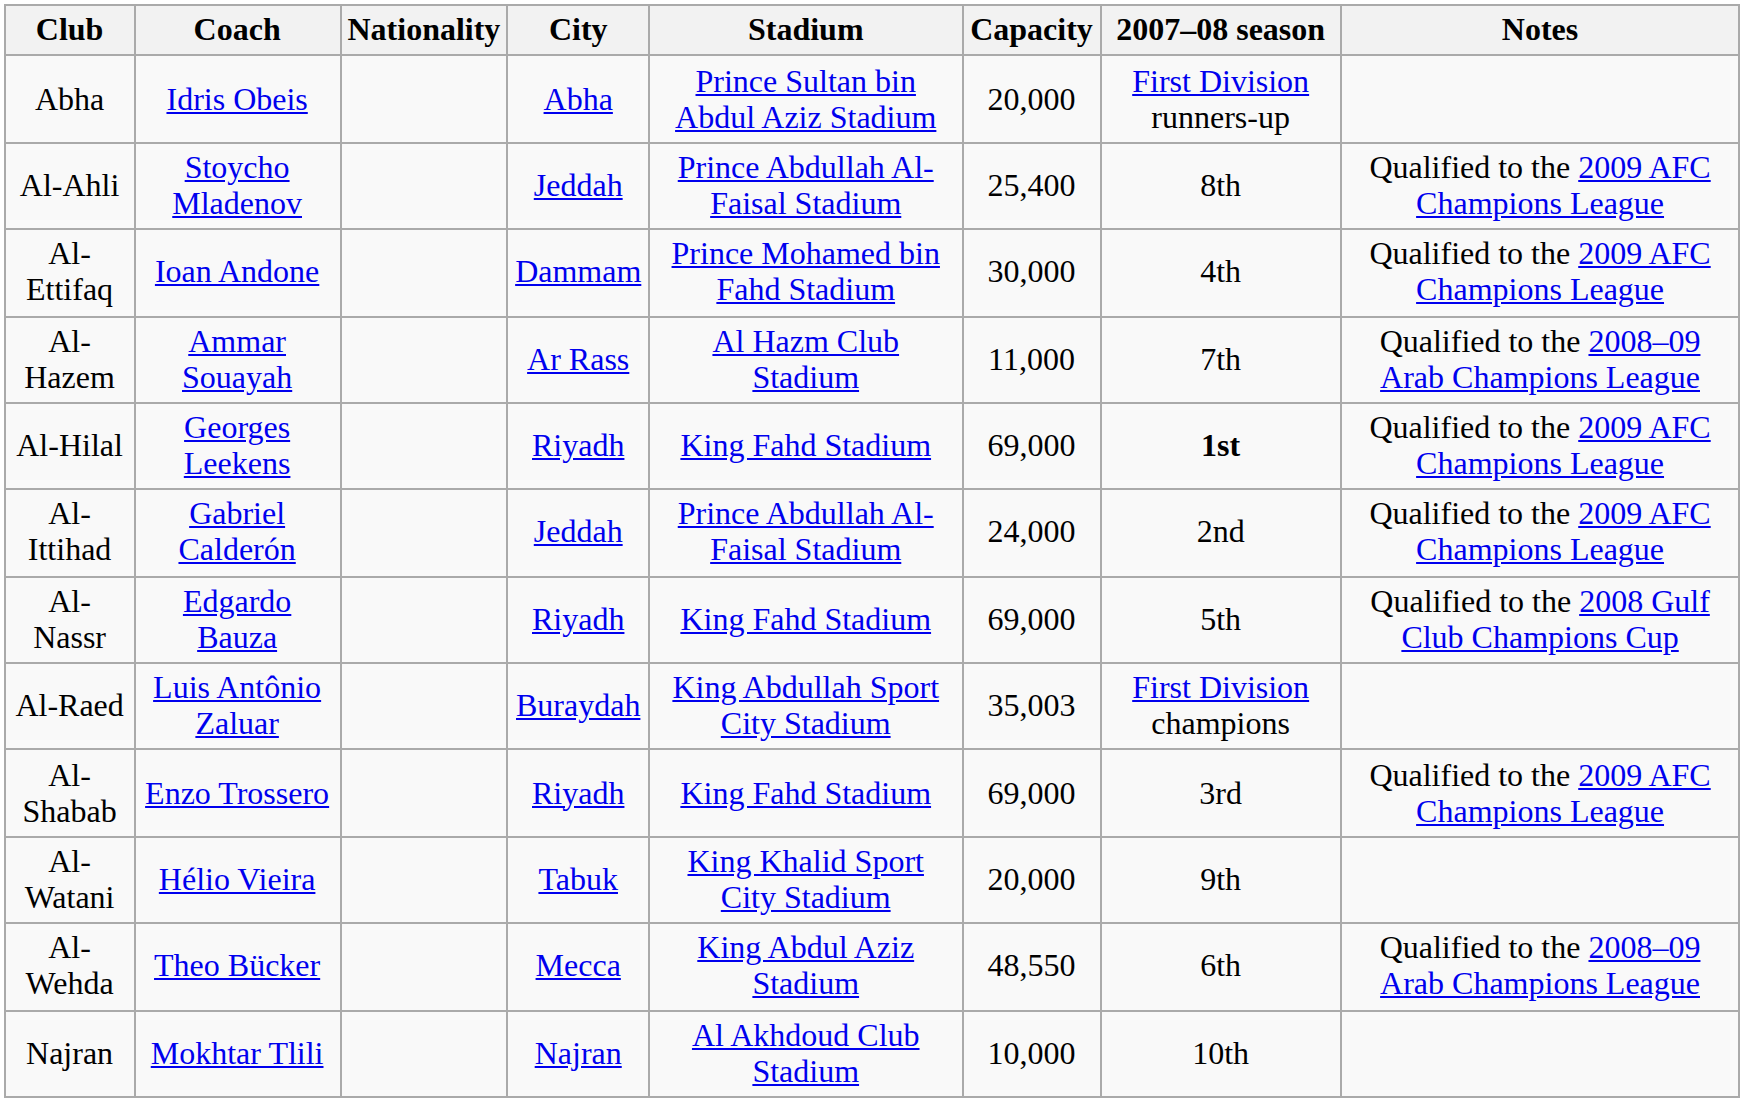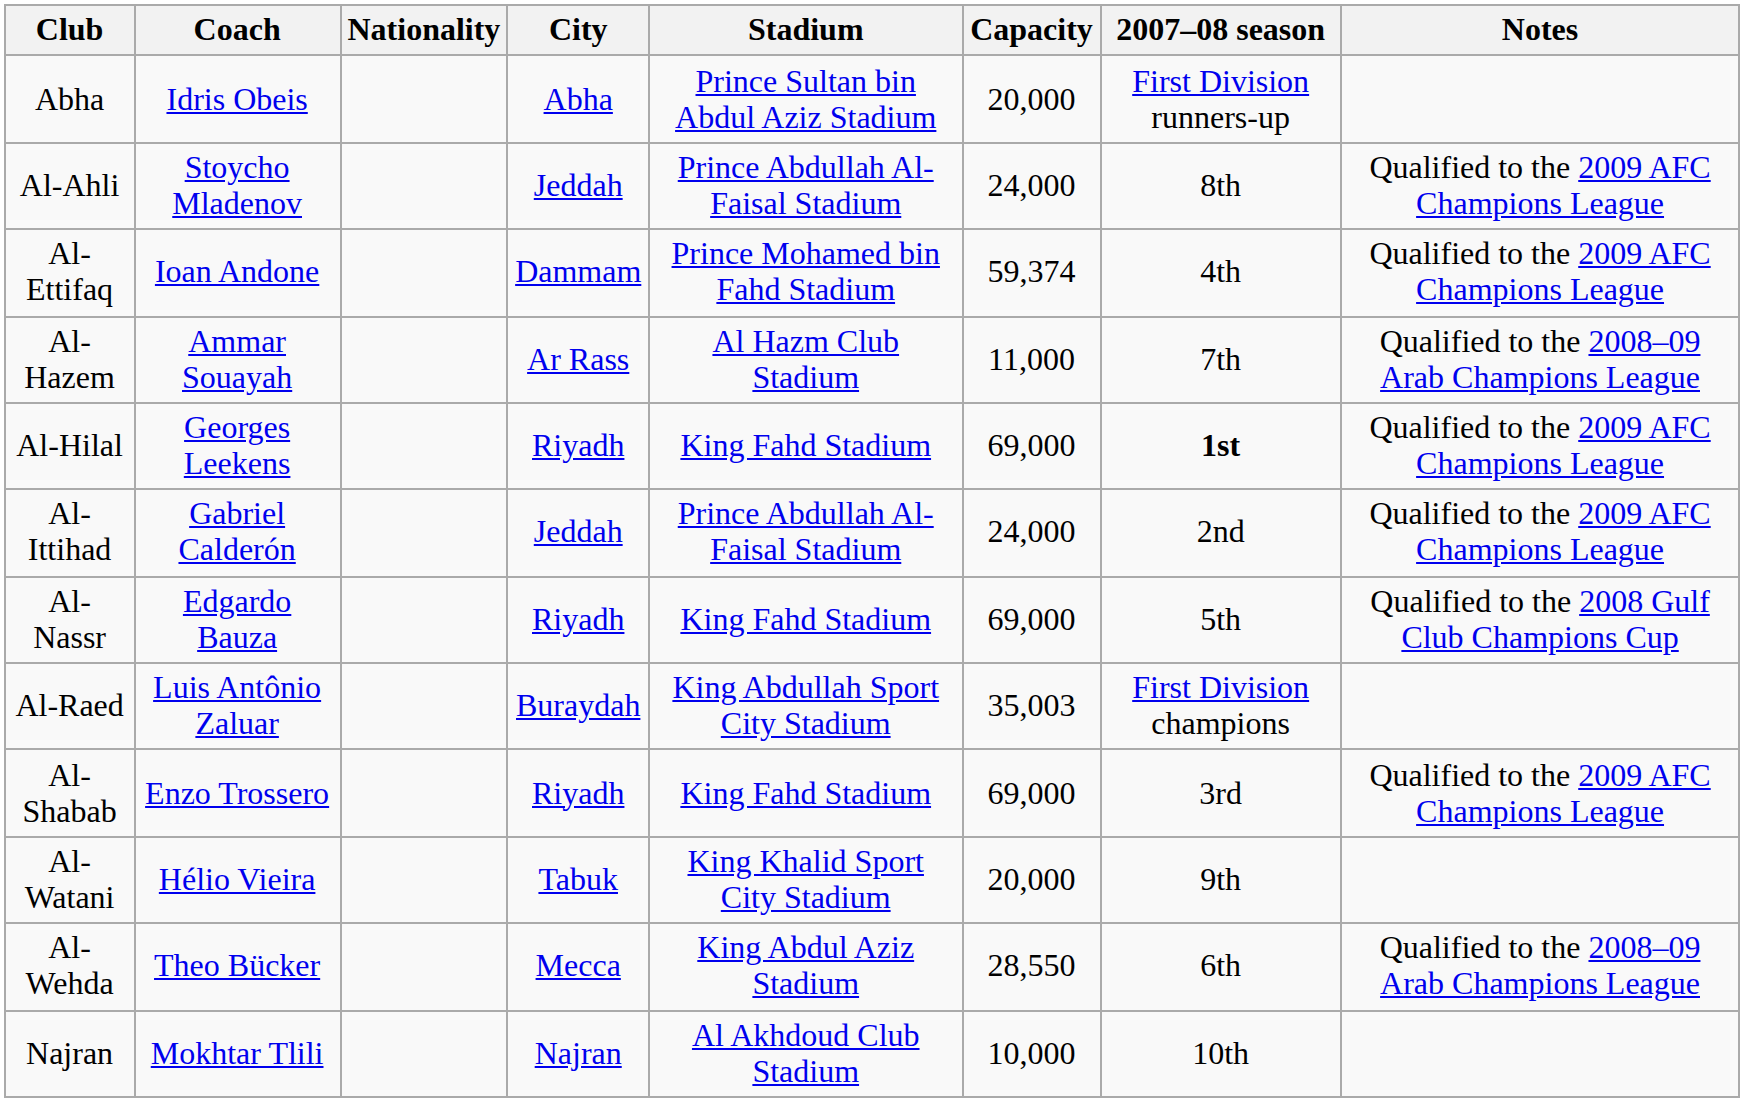(1031, 185) 25,400 -> (1031, 185) 24,000
(1031, 272) 30,000 -> (1031, 272) 59,374
(1031, 966) 48,550 -> (1031, 966) 28,550
